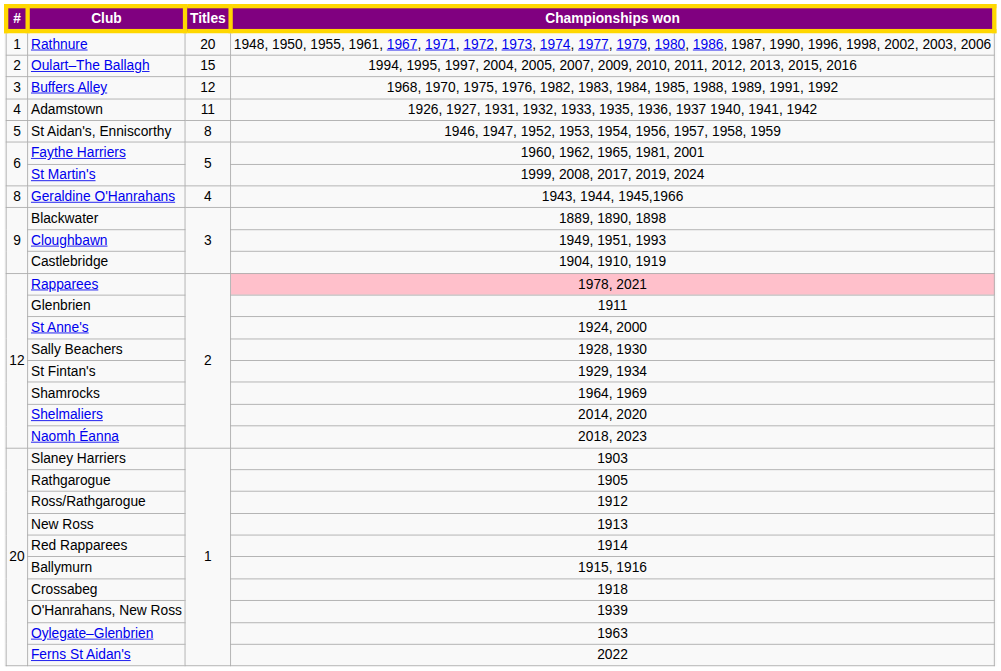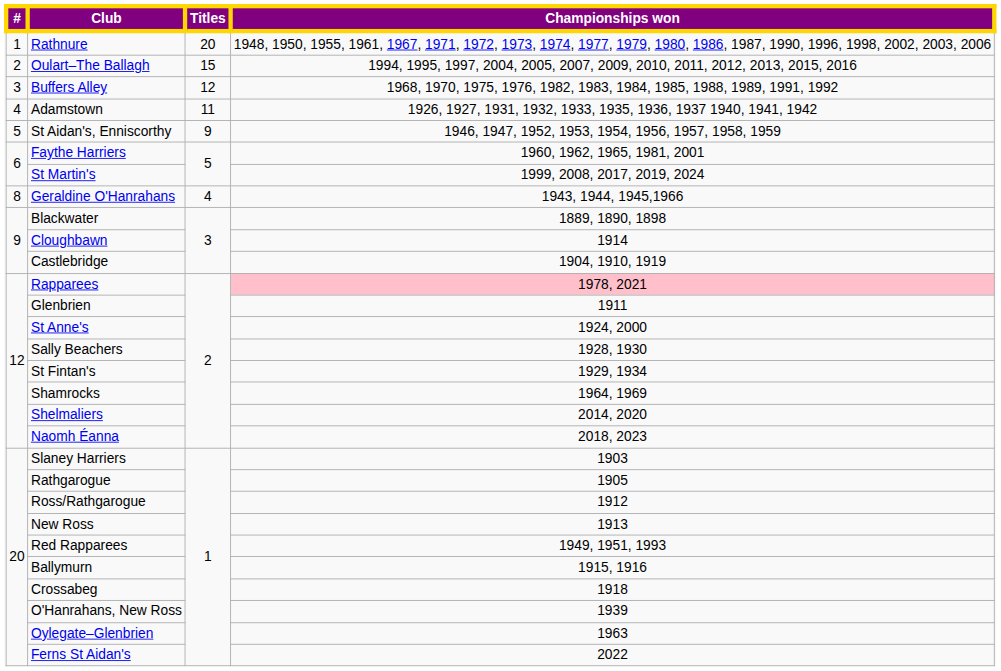(208, 131) 8 -> (208, 131) 9
(613, 240) 1949, 1951, 1993 -> (613, 240) 1914
(613, 546) 1914 -> (613, 546) 1949, 1951, 1993
